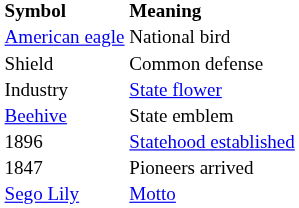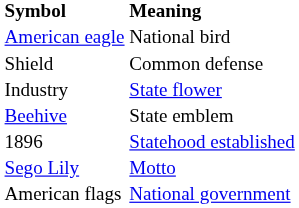- row: (24, 168)
+ row: (63, 194)
